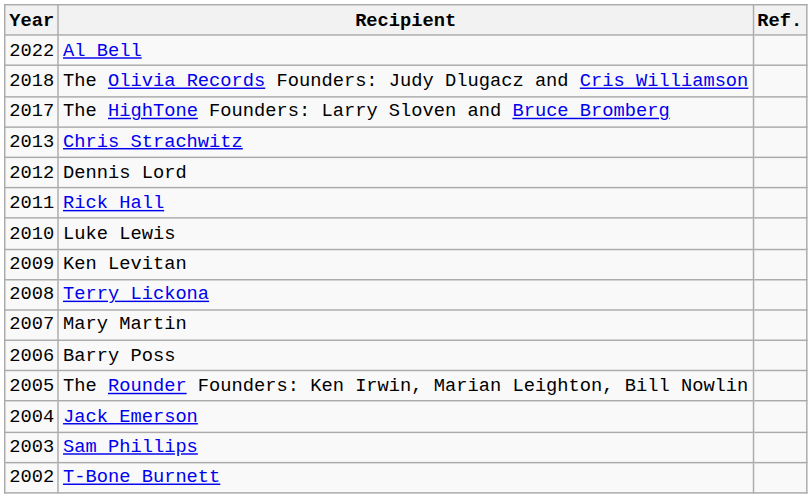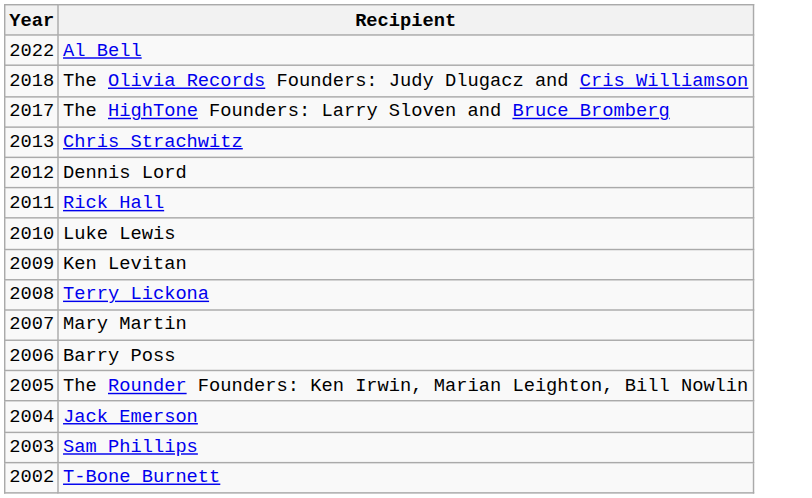- column: (780, 20)
